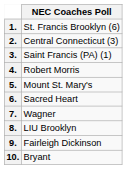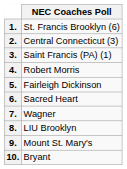(58, 85) Mount St. Mary's -> (63, 85) Fairleigh Dickinson
(63, 143) Fairleigh Dickinson -> (58, 143) Mount St. Mary's
